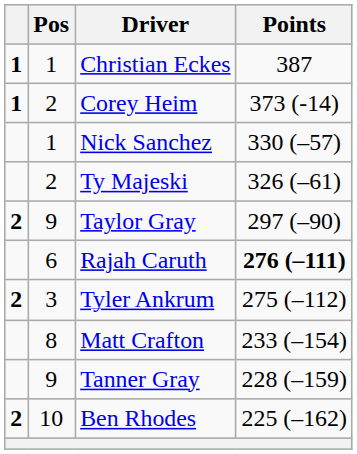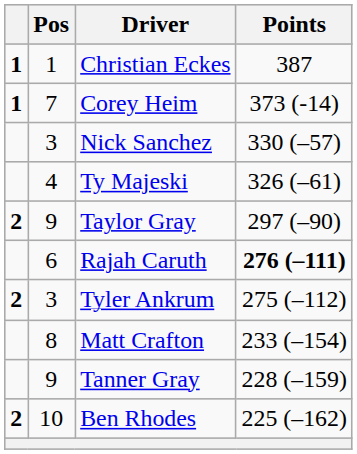(51, 103) 2 -> (51, 103) 7
(51, 142) 1 -> (51, 142) 3
(51, 181) 2 -> (51, 181) 4
